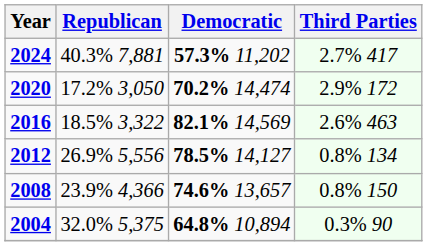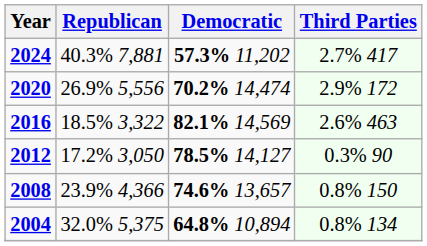(112, 88) 17.2% 3,050 -> (112, 88) 26.9% 5,556
(112, 155) 26.9% 5,556 -> (112, 155) 17.2% 3,050
(358, 155) 0.8% 134 -> (358, 155) 0.3% 90
(358, 223) 0.3% 90 -> (358, 223) 0.8% 134
